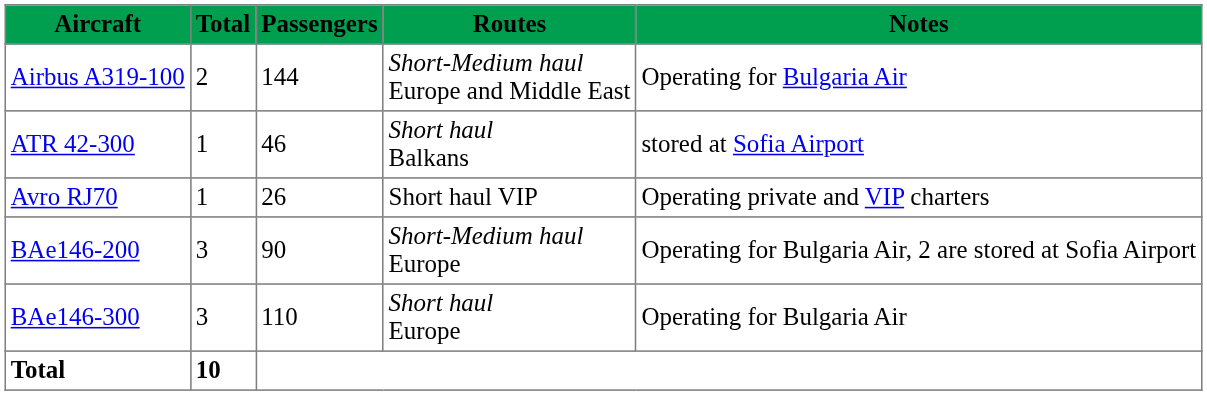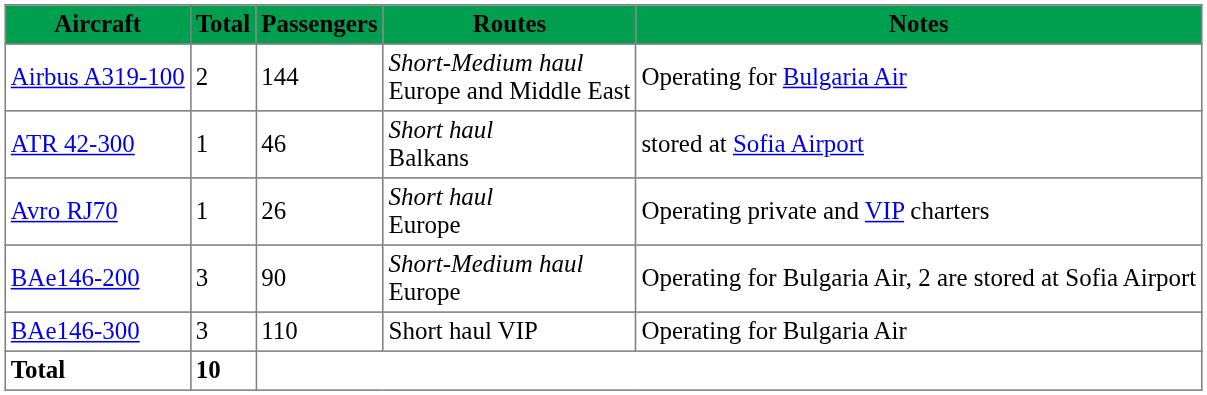(463, 197) Short haul VIP -> (441, 211) Short haul Europe
(441, 317) Short haul Europe -> (463, 331) Short haul VIP
